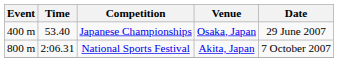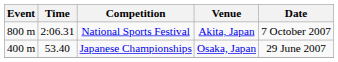rows swapped: (136, 31) <-> (136, 48)
